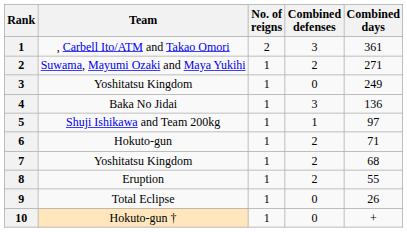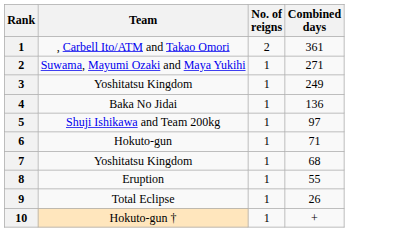- column: (314, 20)
